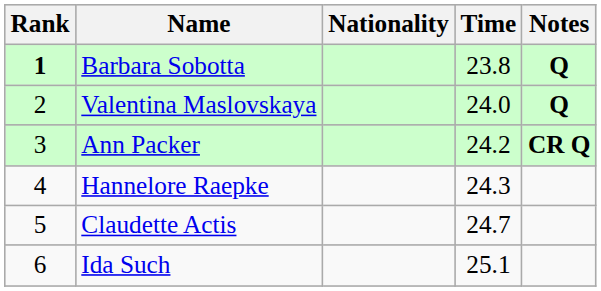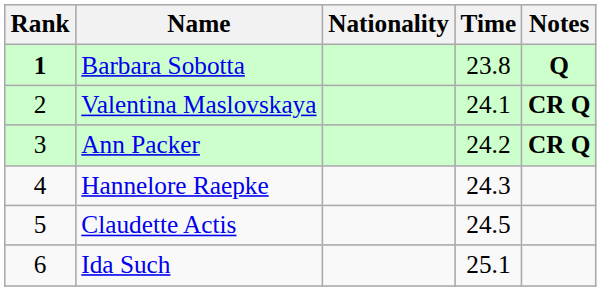(488, 104) 24.0 -> (488, 104) 24.1
(559, 104) Q -> (559, 104) CR Q
(488, 225) 24.7 -> (488, 225) 24.5
